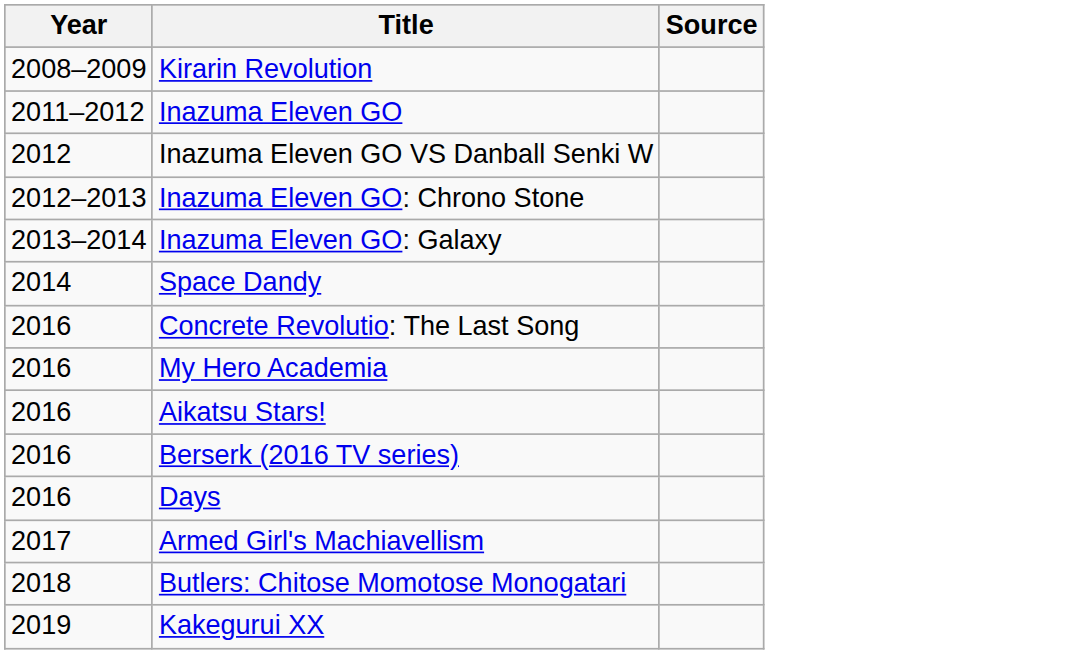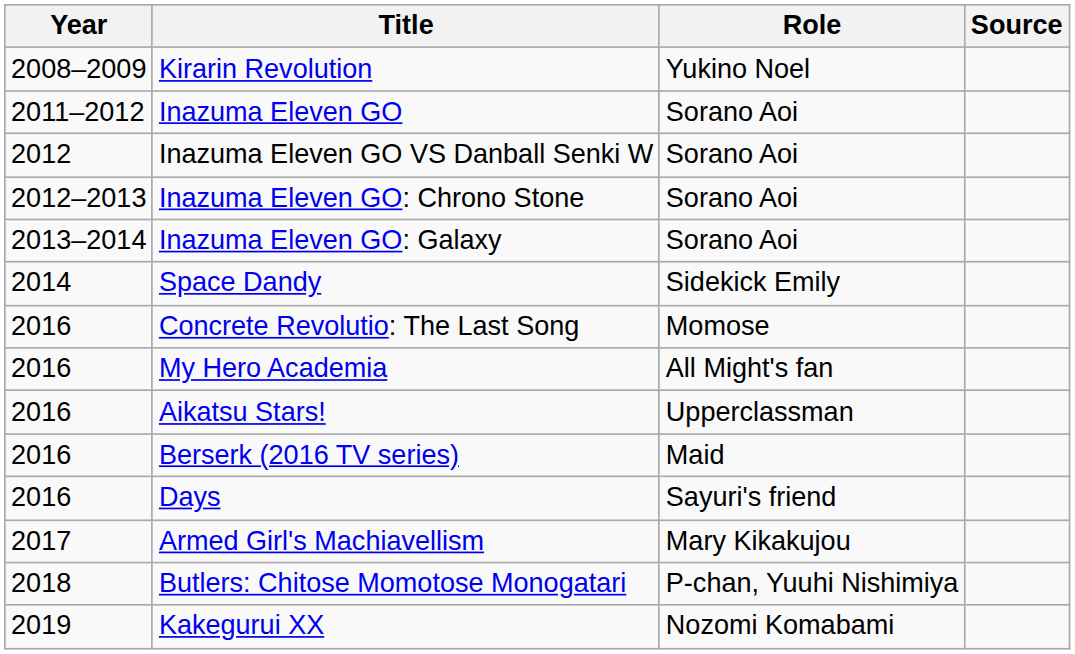+ column: (812, 25)
